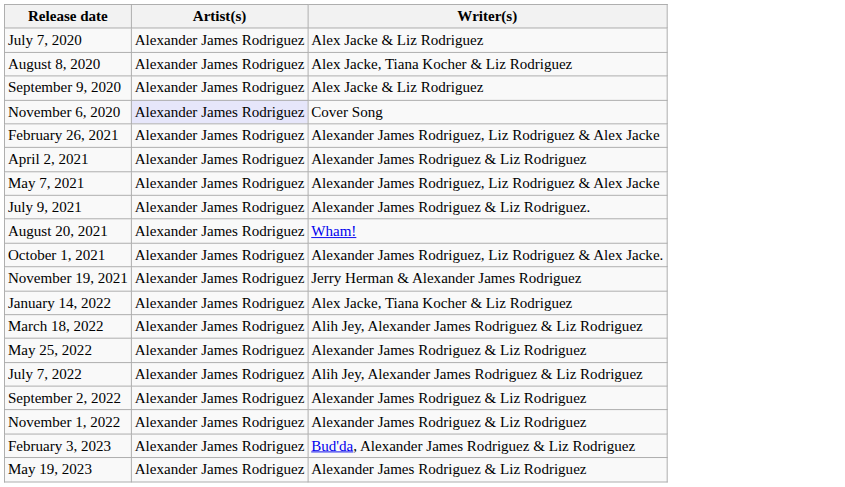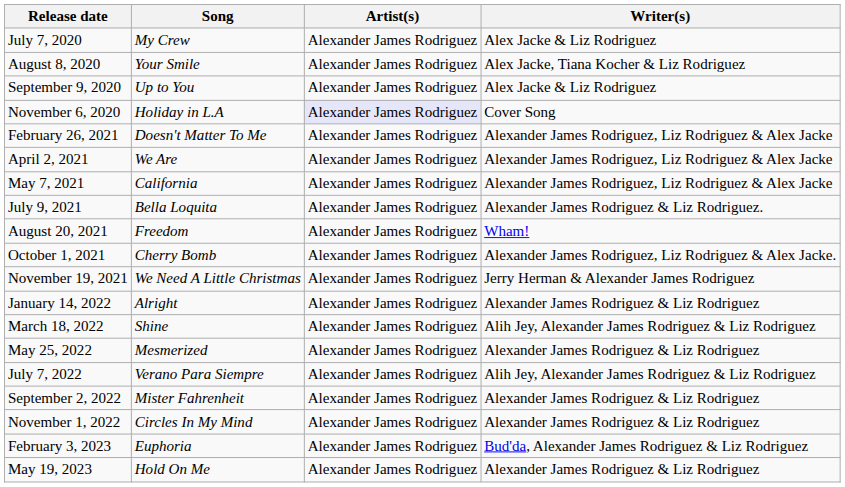+ column: (218, 16)
(449, 159) Alexander James Rodriguez & Liz Rodriguez -> (658, 159) Alexander James Rodriguez, Liz Rodriguez & Alex Jacke
(442, 302) Alex Jacke, Tiana Kocher & Liz Rodriguez -> (622, 302) Alexander James Rodriguez & Liz Rodriguez
